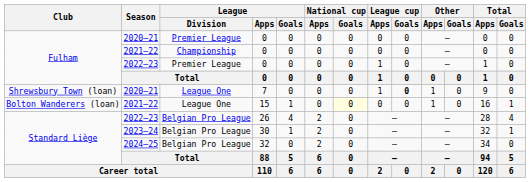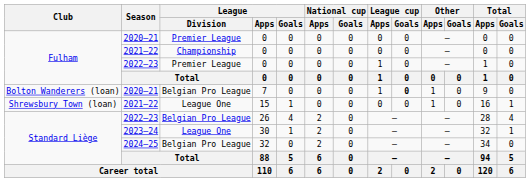(63, 91) Shrewsbury Town (loan) -> (63, 91) Bolton Wanderers (loan)
(206, 91) League One -> (206, 91) Belgian Pro League
(63, 104) Bolton Wanderers (loan) -> (63, 104) Shrewsbury Town (loan)
(351, 104) lightyellow background -> (351, 104) no background
(206, 131) Belgian Pro League -> (206, 131) League One
